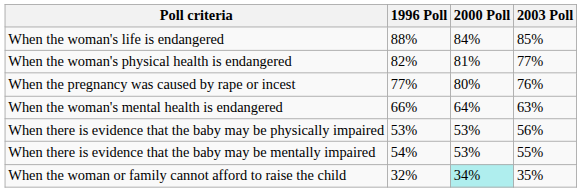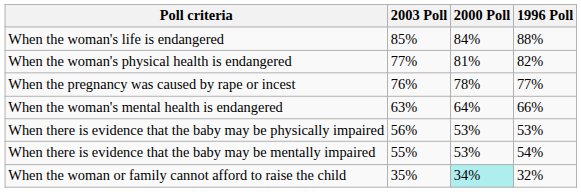columns swapped: (545, 15) <-> (419, 15)
(467, 84) 80% -> (467, 84) 78%
